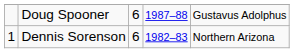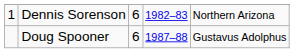rows swapped: (74, 36) <-> (65, 15)
